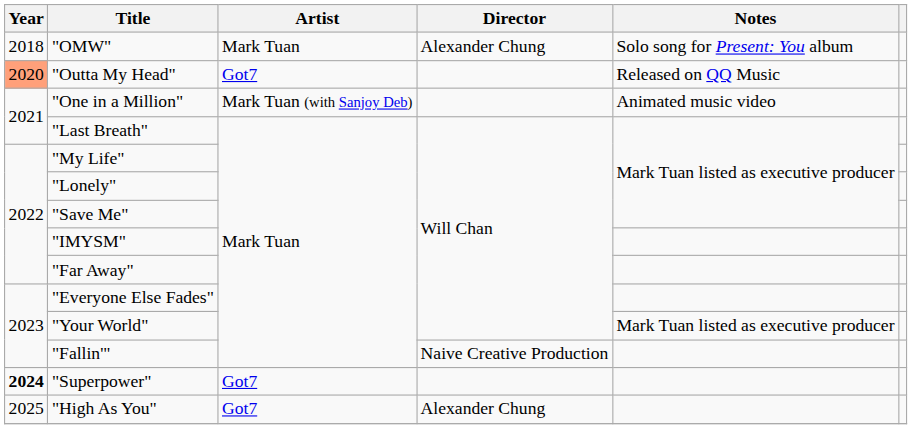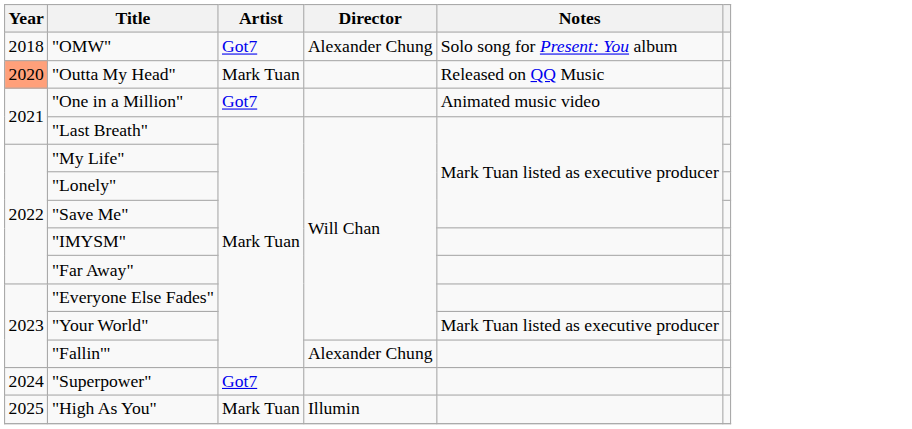(261, 46) Mark Tuan -> (240, 46) Got7
(240, 74) Got7 -> (261, 74) Mark Tuan
(317, 102) Mark Tuan (with Sanjoy Deb) -> (240, 102) Got7
(514, 353) Naive Creative Production -> (370, 353) Alexander Chung
(26, 381) bold -> (26, 381) normal
(240, 409) Got7 -> (261, 409) Mark Tuan
(483, 409) Alexander Chung -> (334, 409) Illumin
